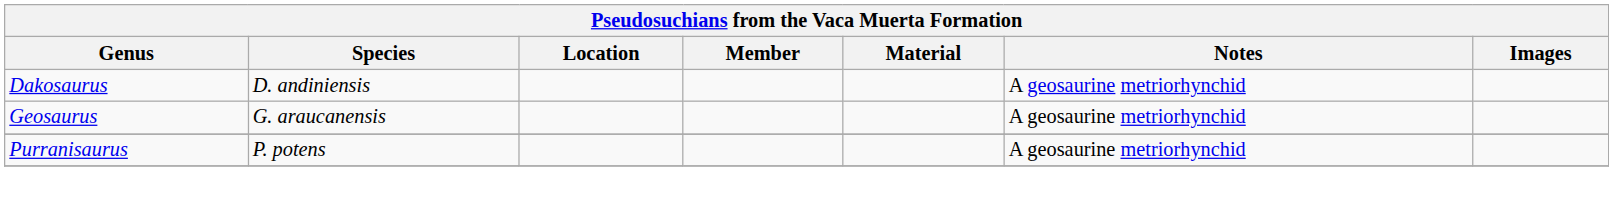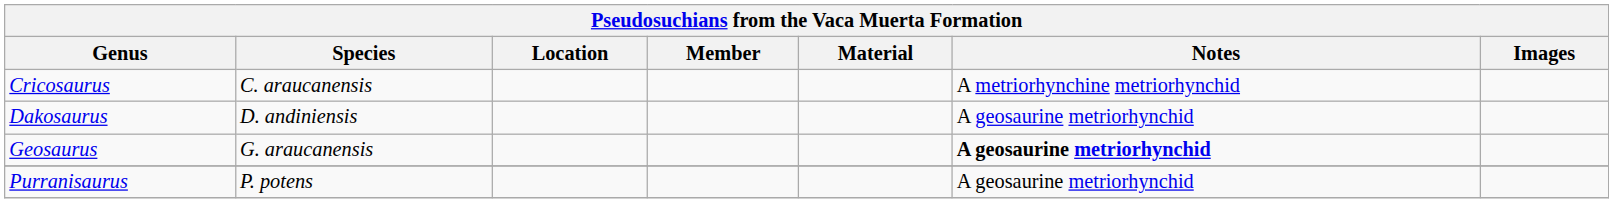+ row: (60, 85)
(1127, 117) normal -> (1084, 149) bold
